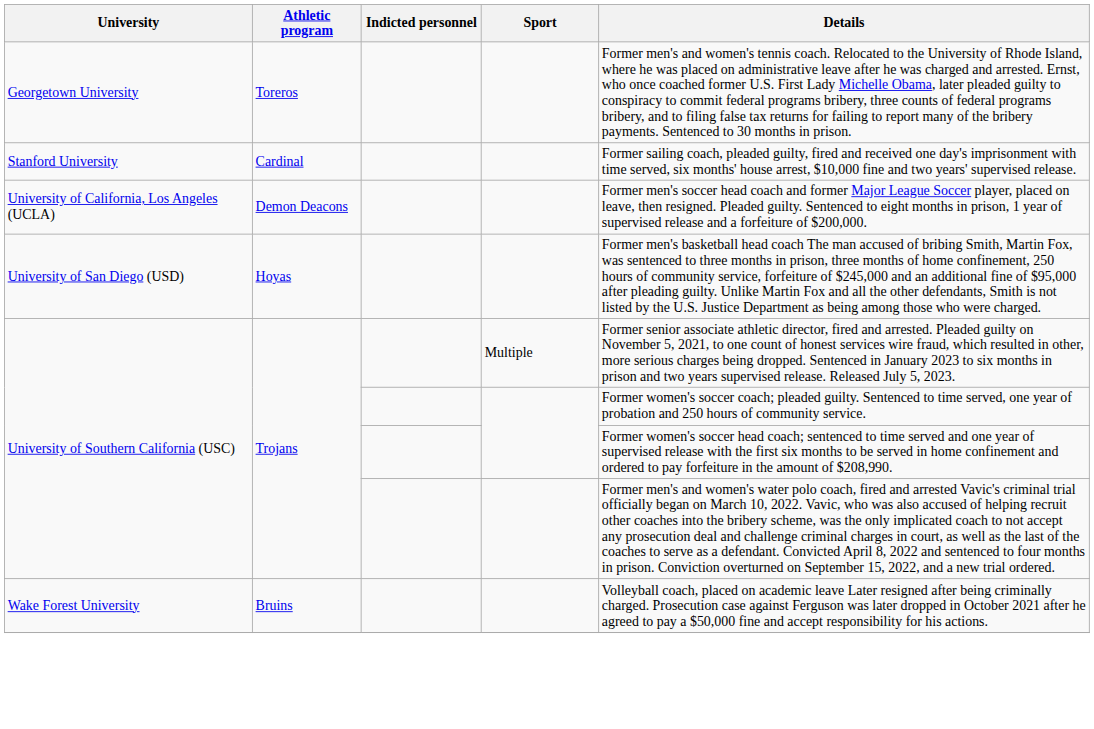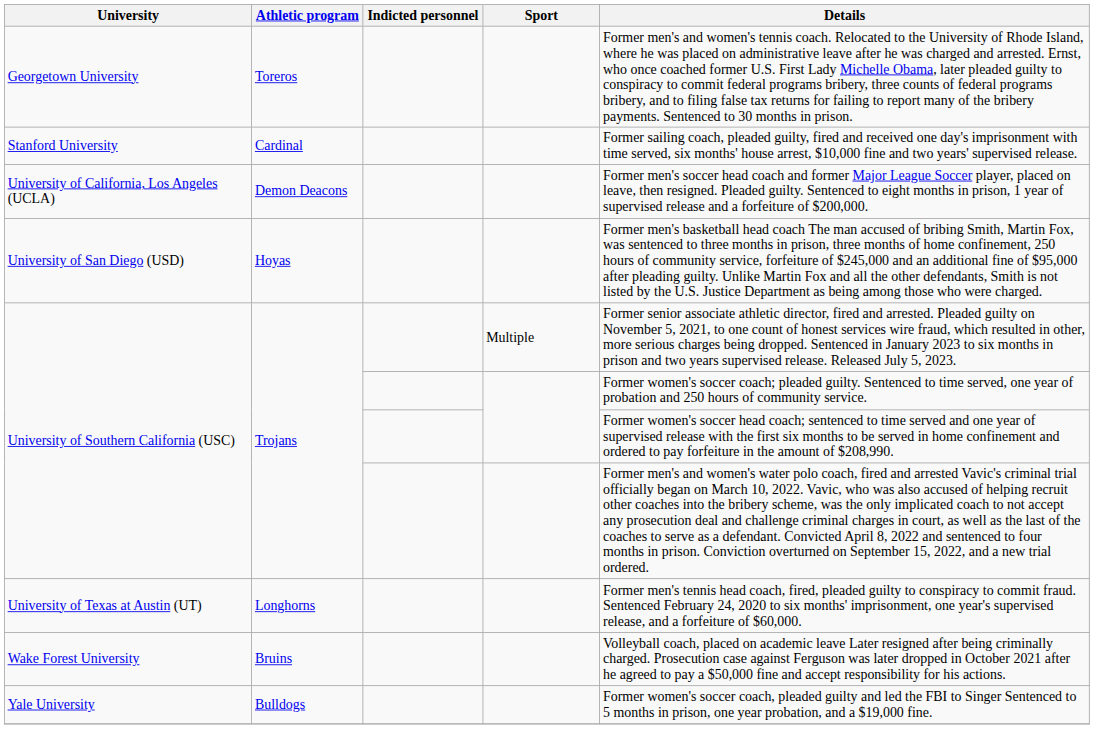+ row: (105, 605)
+ row: (51, 704)
